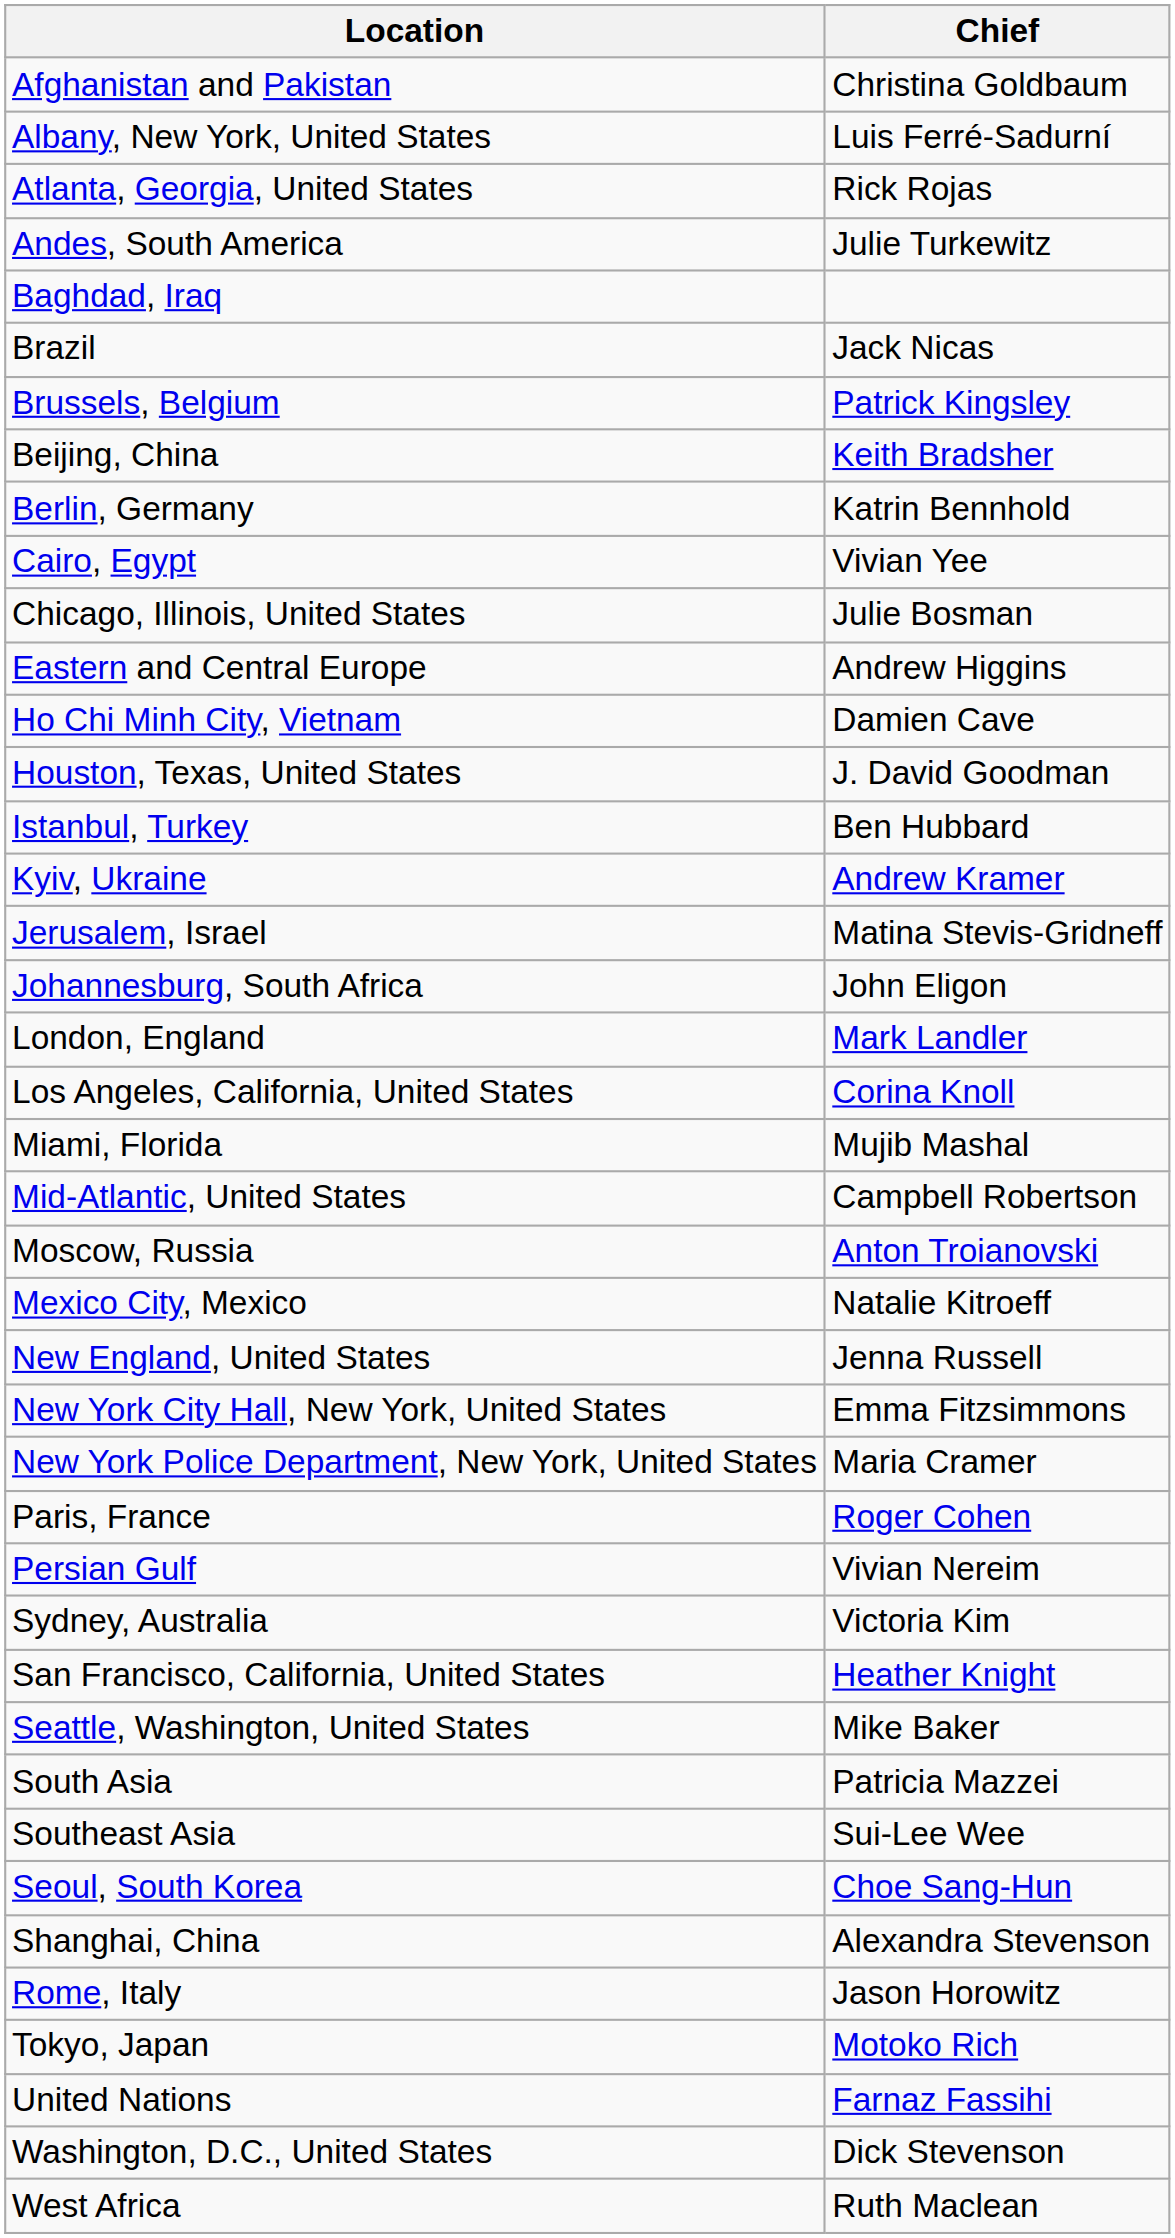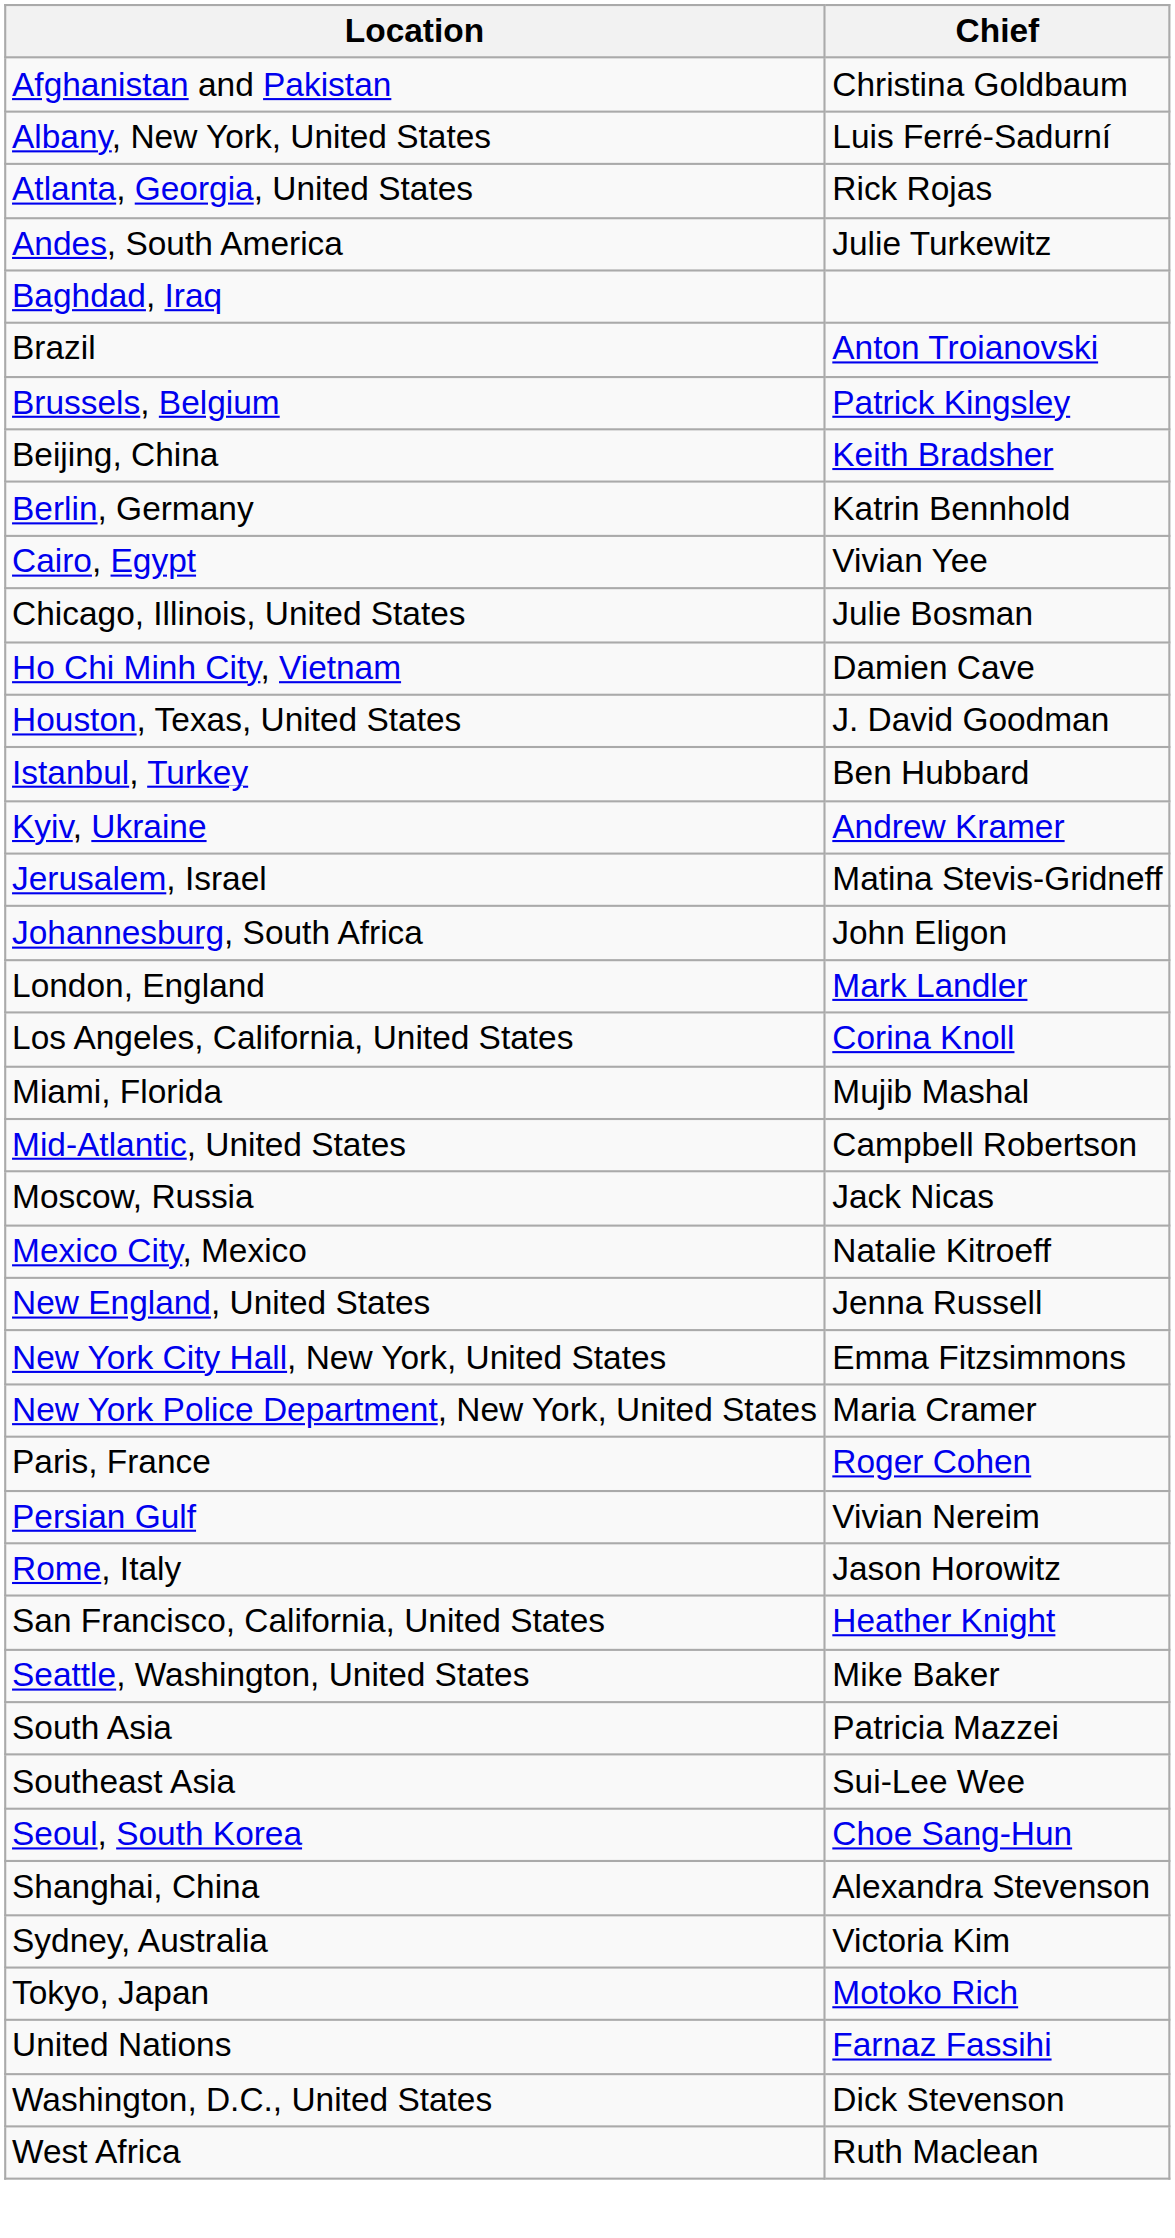(913, 349) Jack Nicas -> (965, 349) Anton Troianovski
- row: (219, 667)
(965, 1250) Anton Troianovski -> (913, 1197) Jack Nicas
rows swapped: (97, 1993) <-> (140, 1622)
